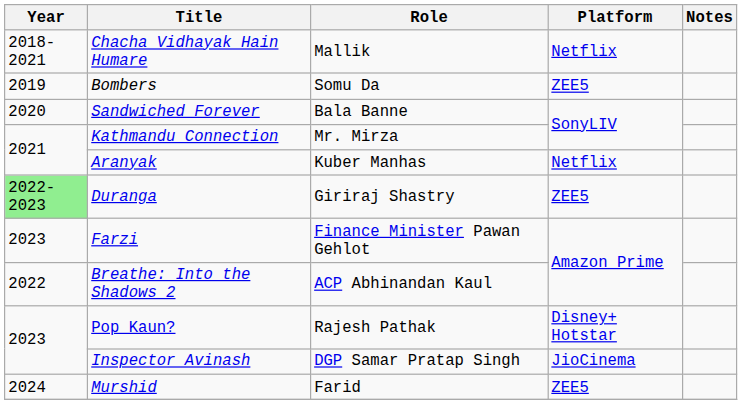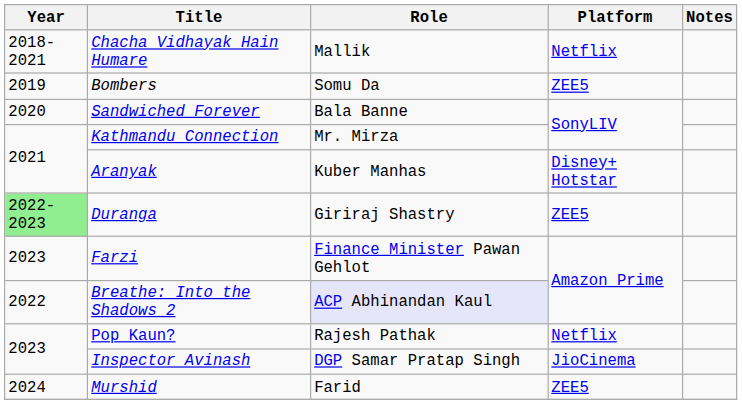(584, 162) Netflix -> (584, 171) Disney+ Hotstar
(403, 284) no background -> (403, 302) lavender background
(584, 327) Disney+ Hotstar -> (584, 336) Netflix
